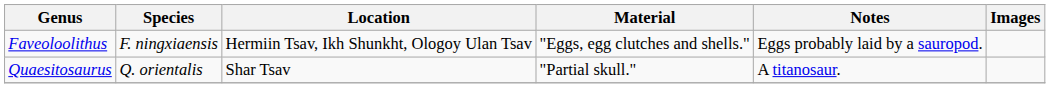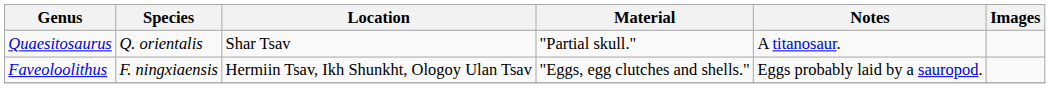rows swapped: (58, 43) <-> (60, 69)
